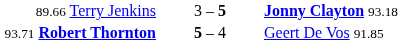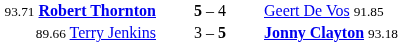rows swapped: (96, 10) <-> (80, 32)
